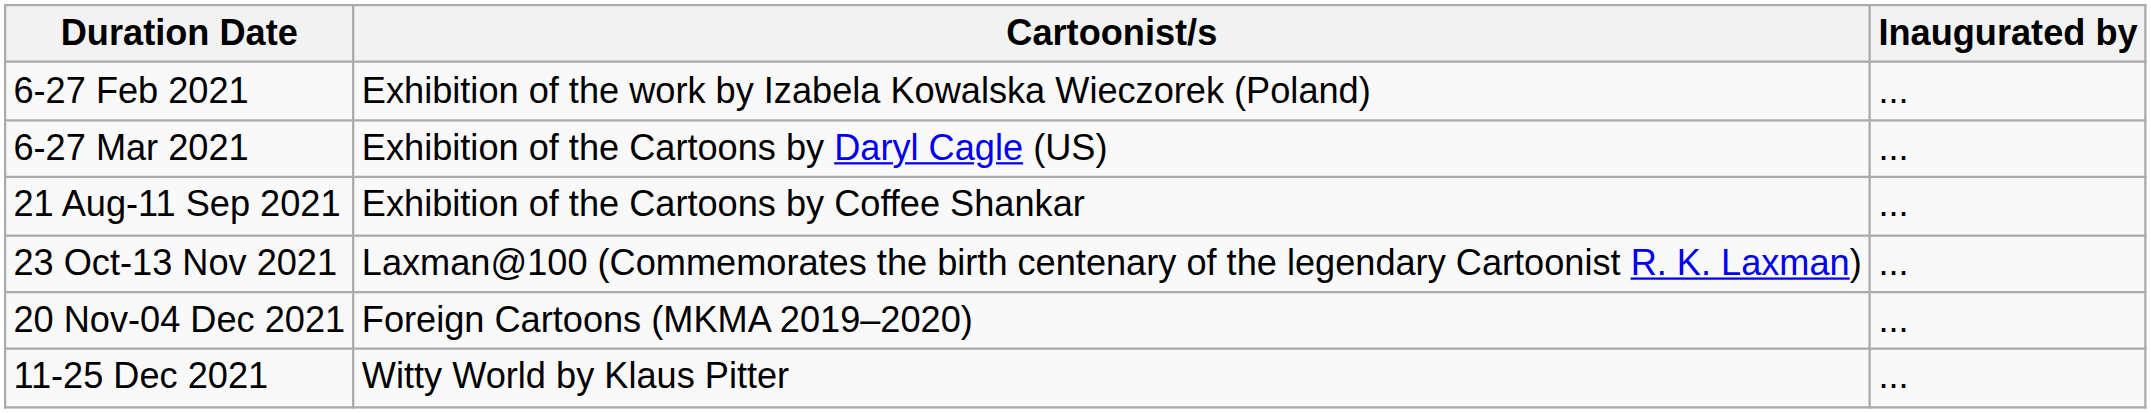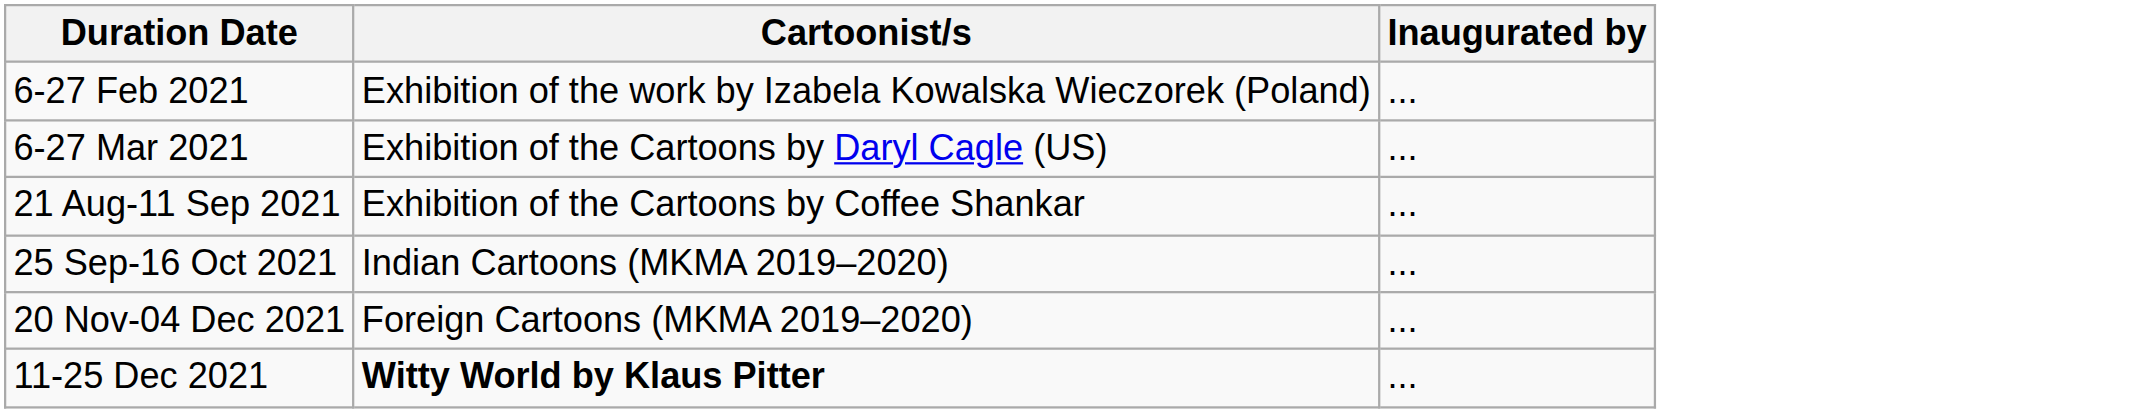+ row: (175, 262)
- row: (175, 262)
(575, 377) normal -> (593, 377) bold
